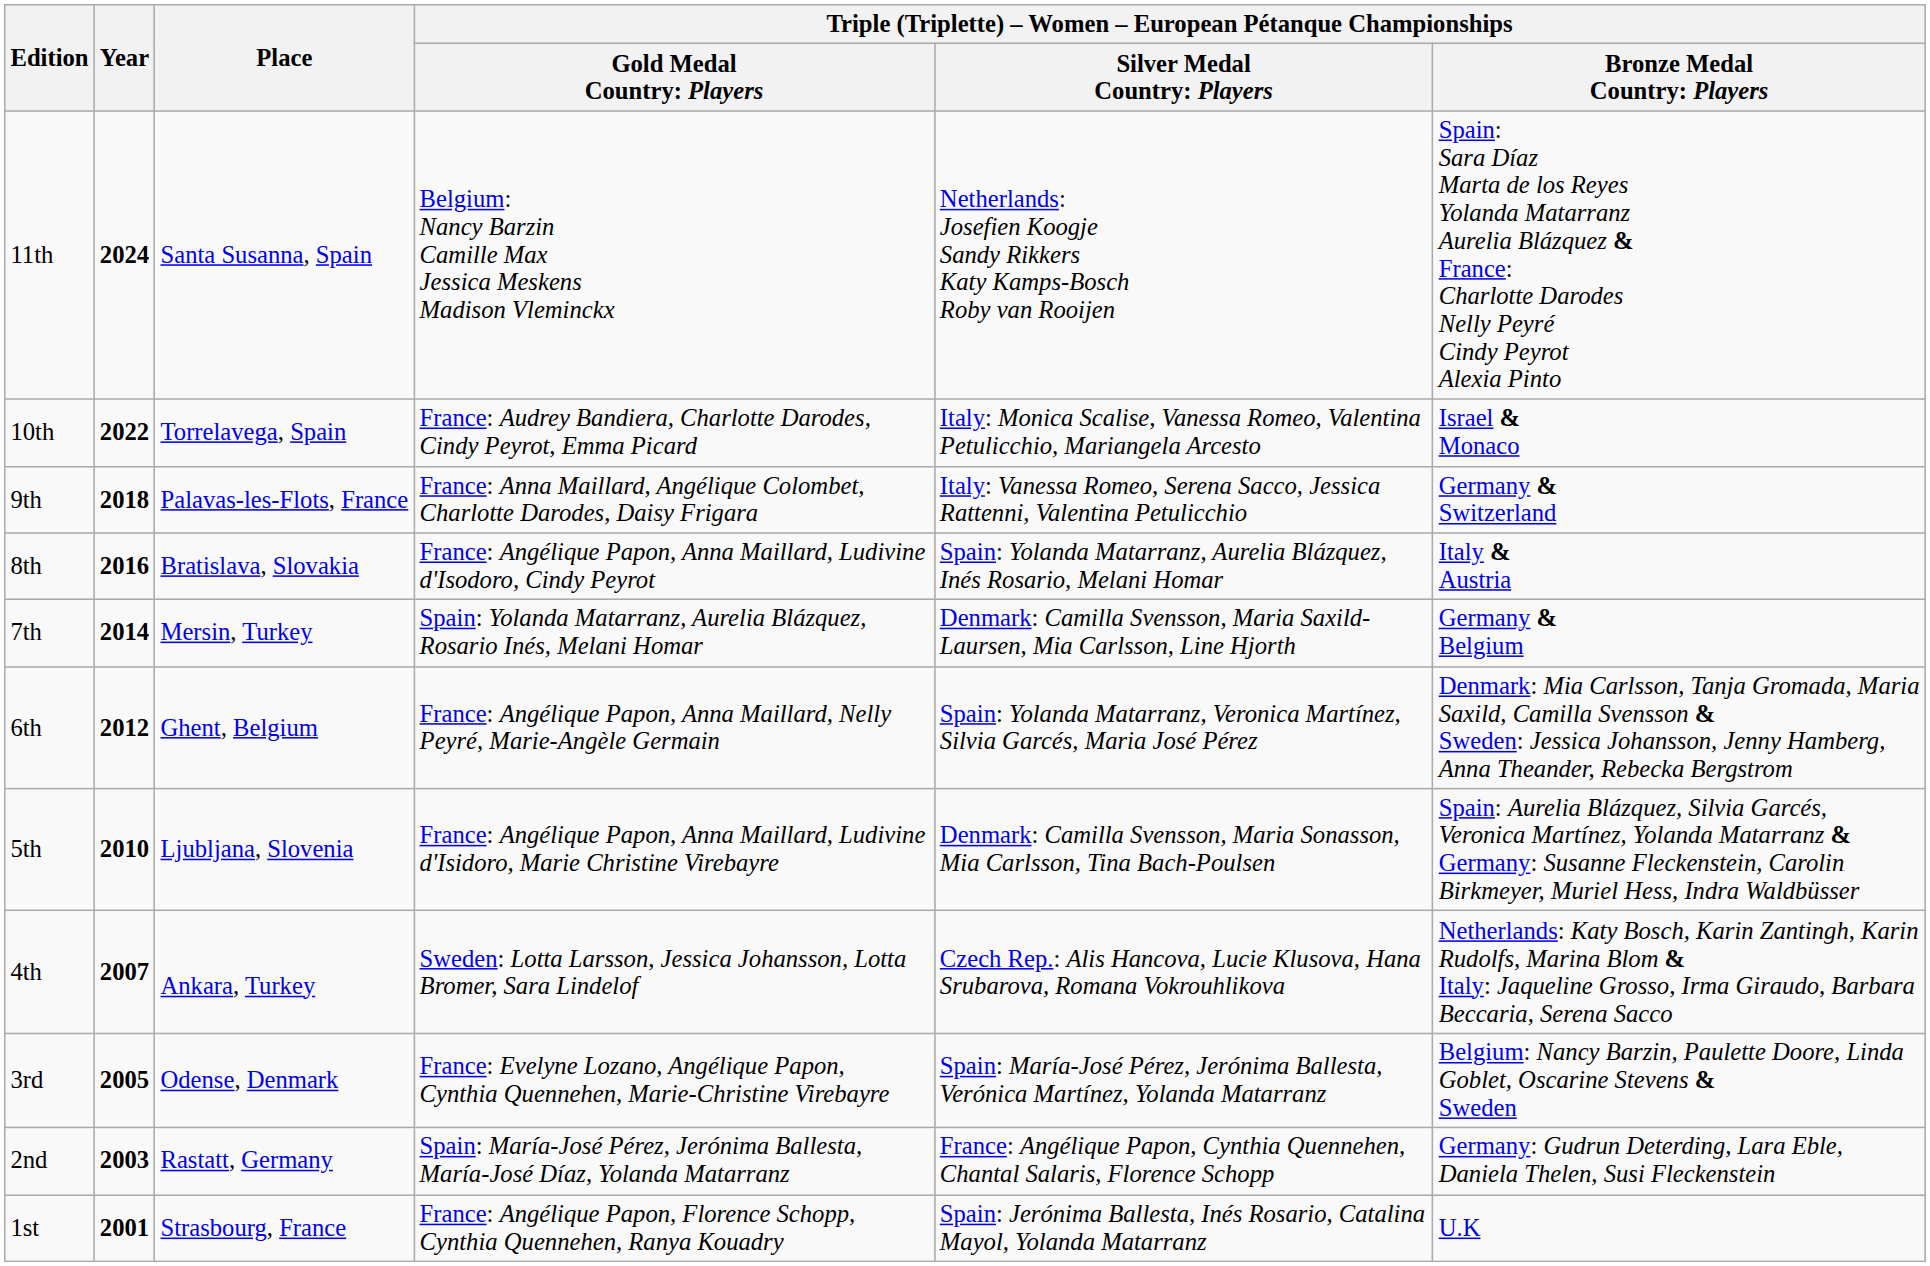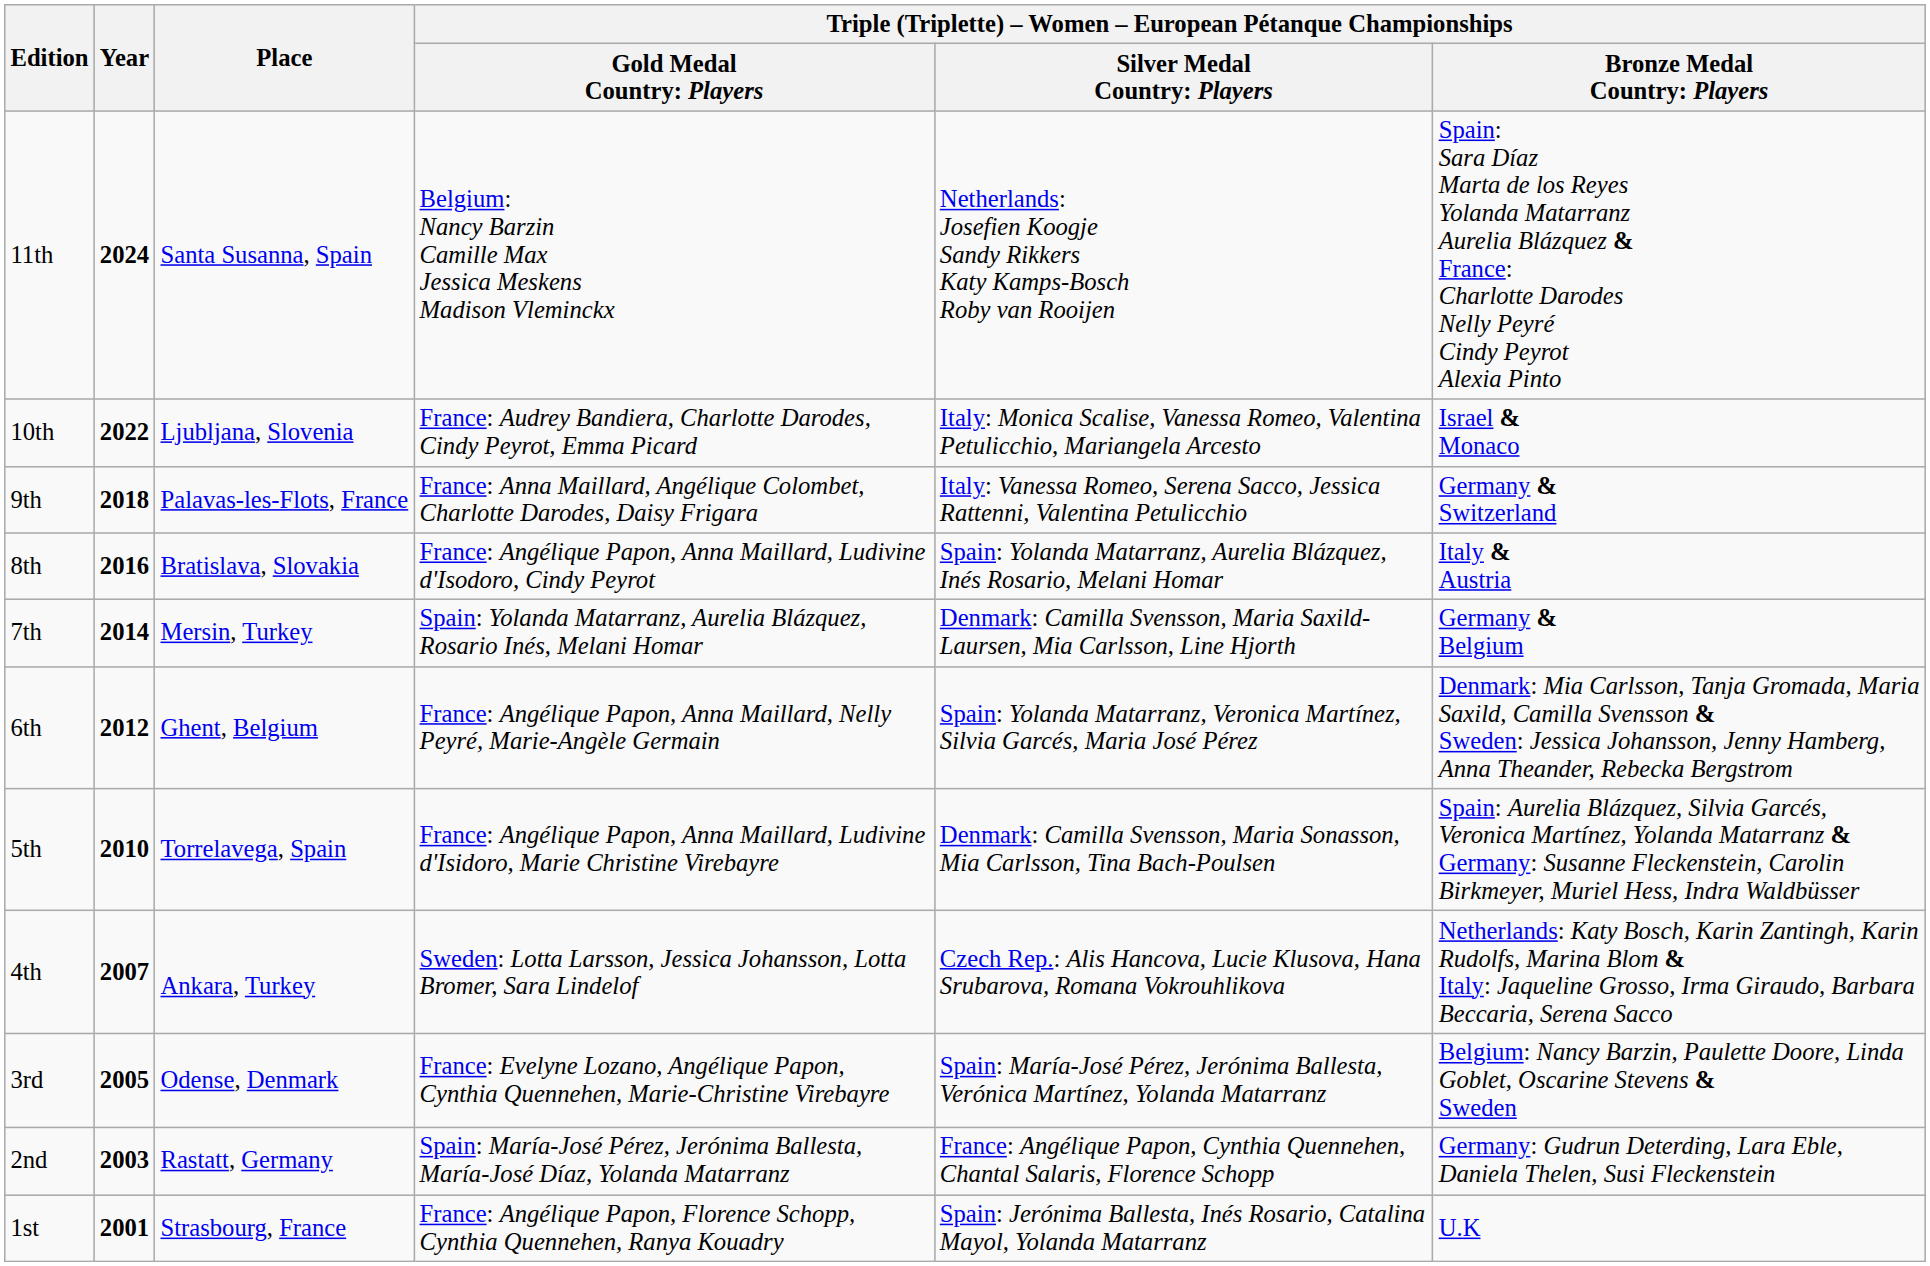(253, 432) Torrelavega, Spain -> (257, 432) Ljubljana, Slovenia
(257, 849) Ljubljana, Slovenia -> (253, 849) Torrelavega, Spain
